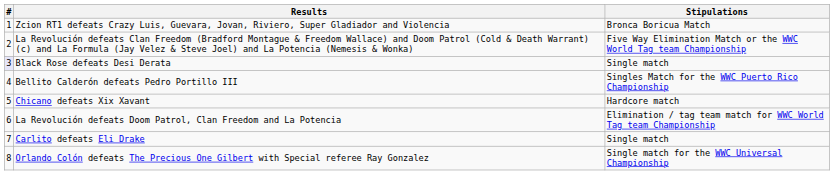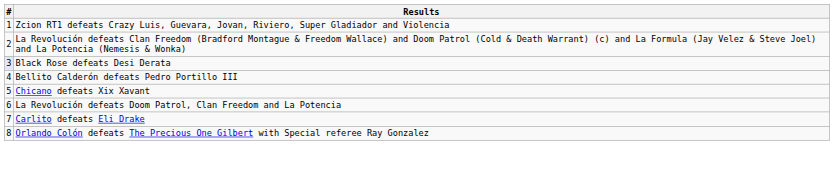- column: (717, 11)
